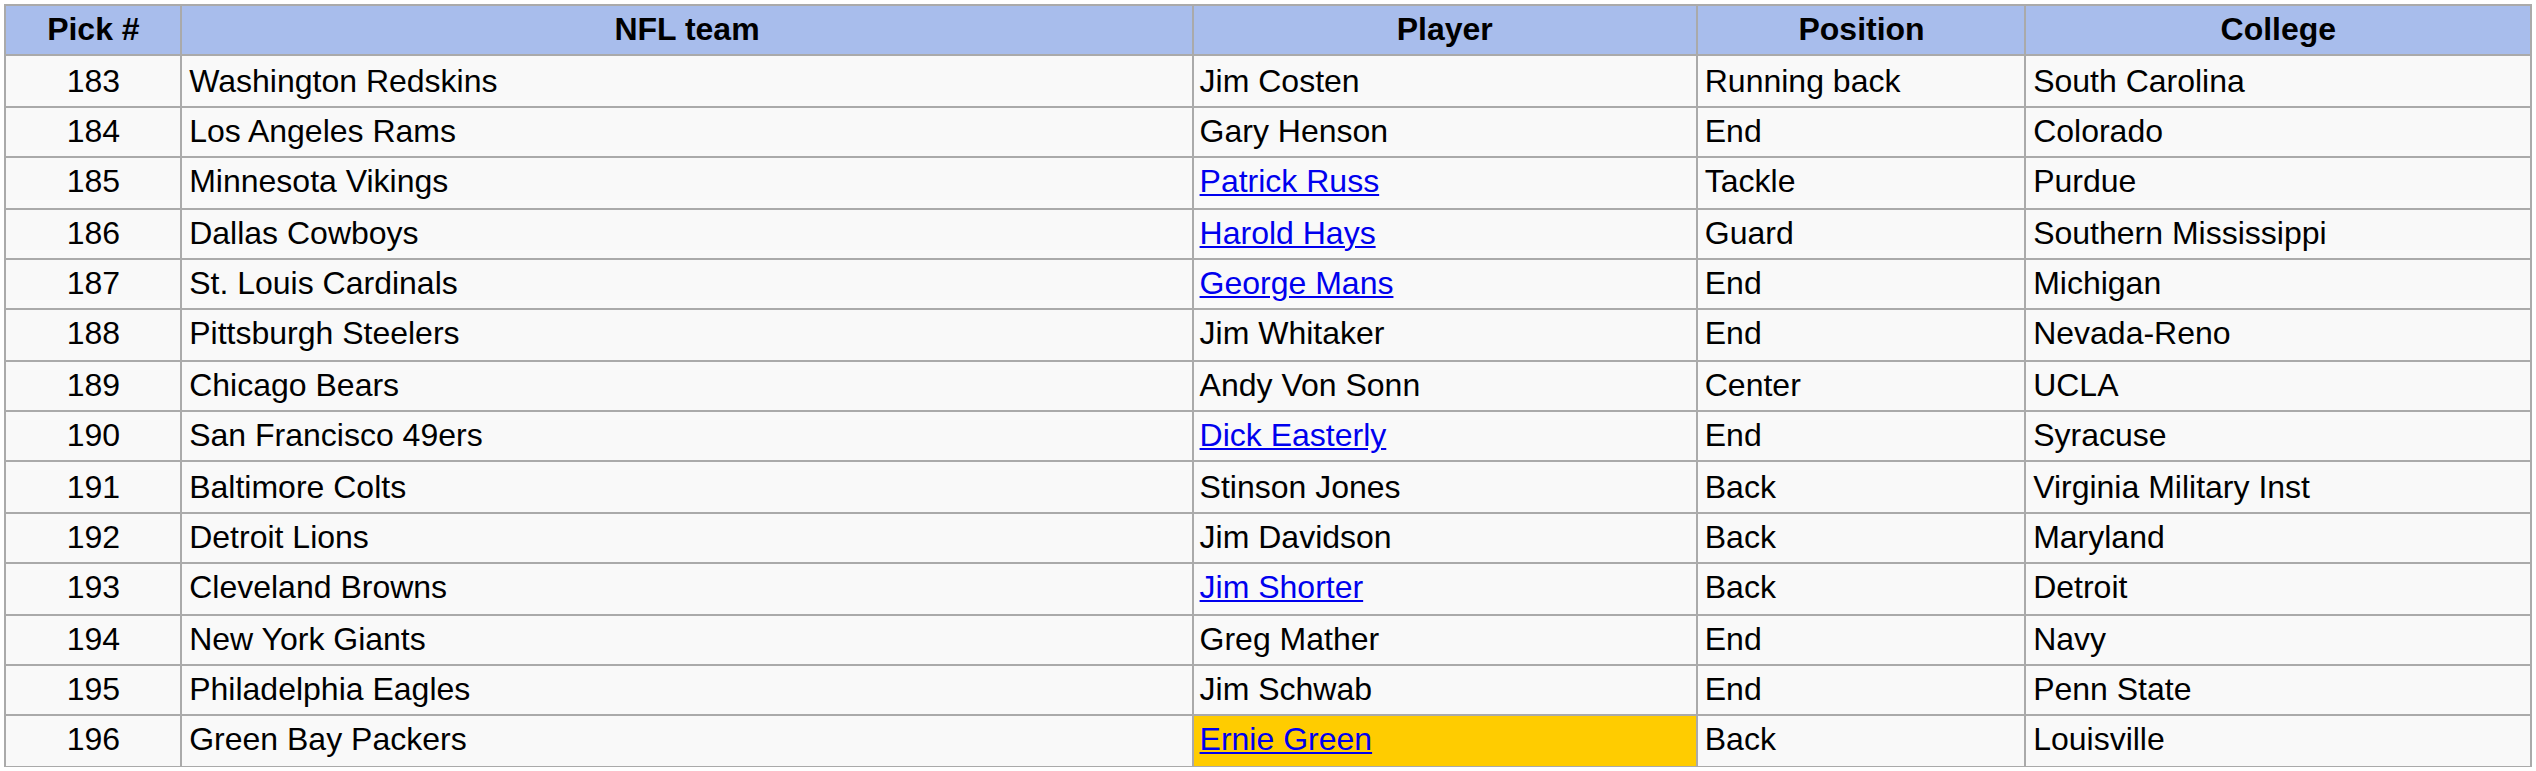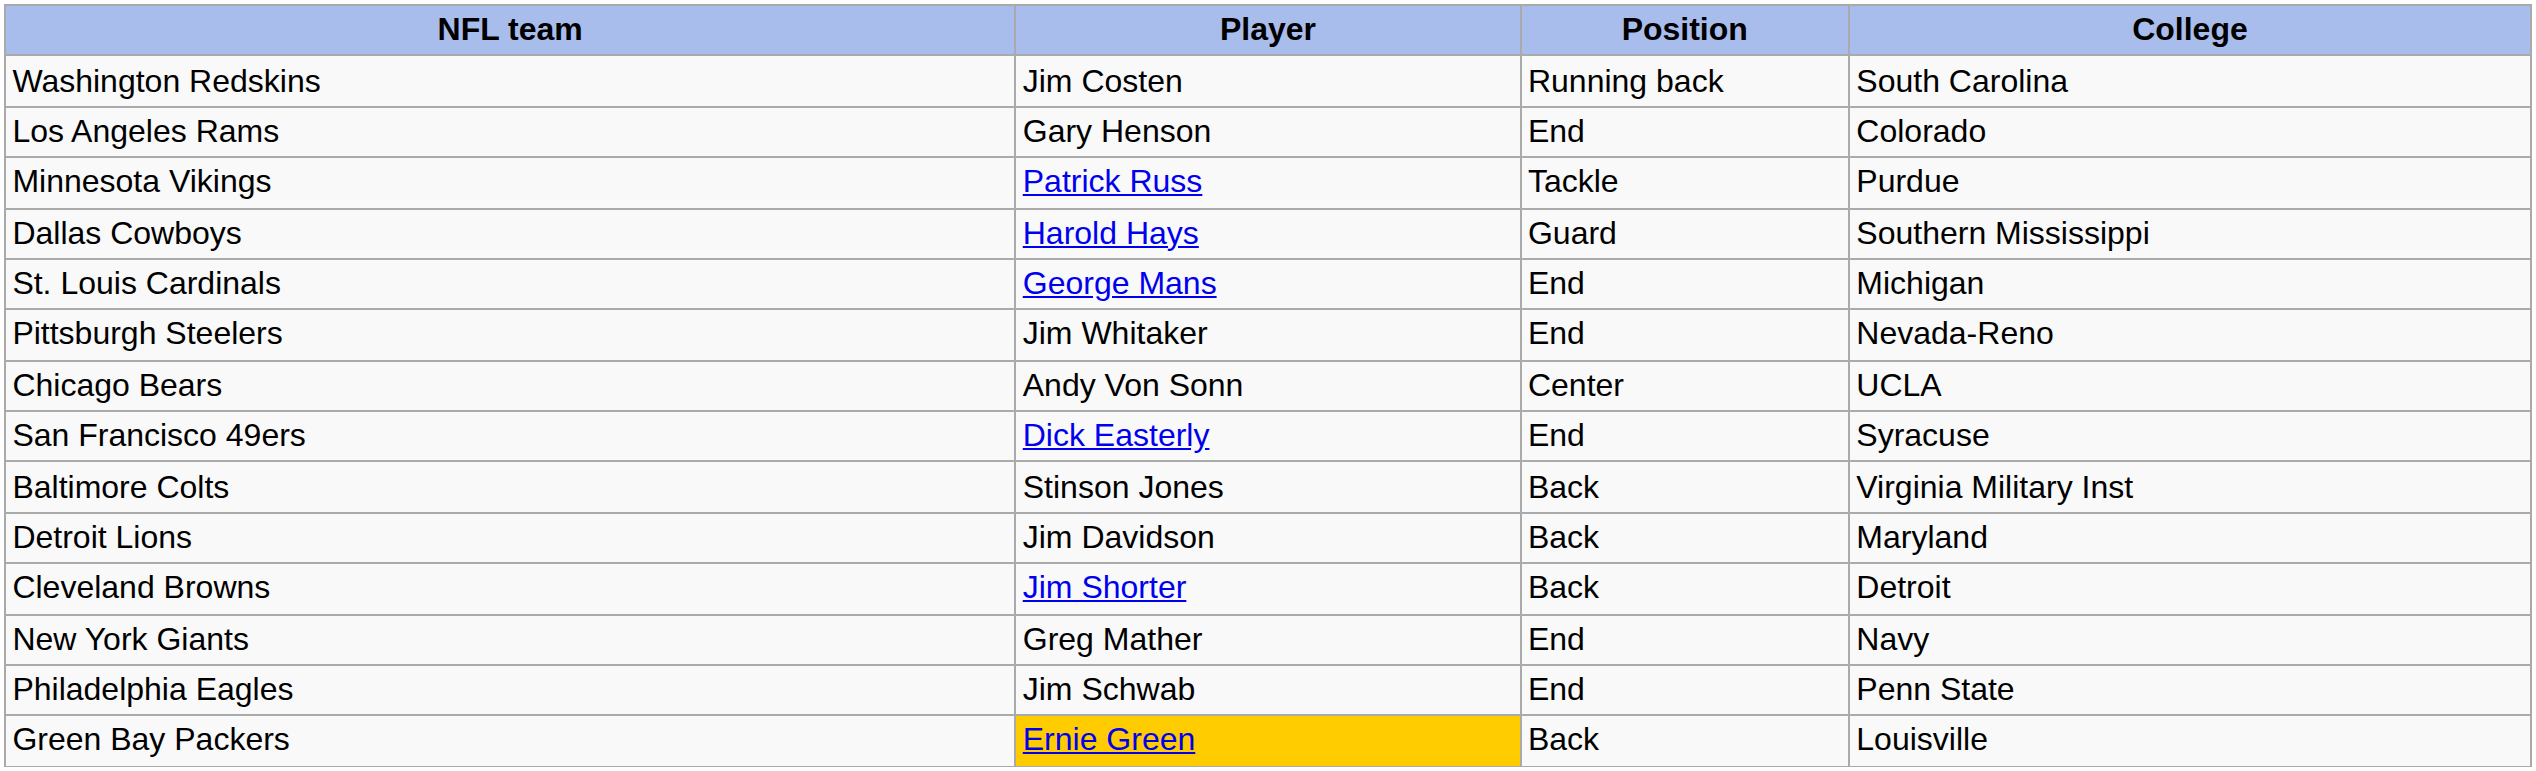- column: (93, 29)
